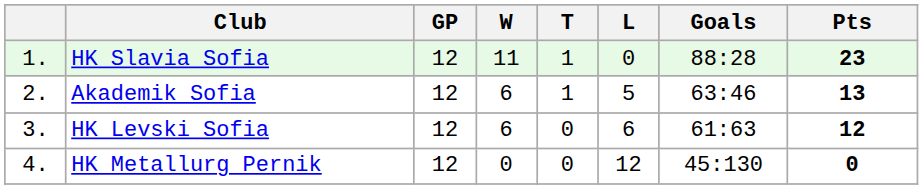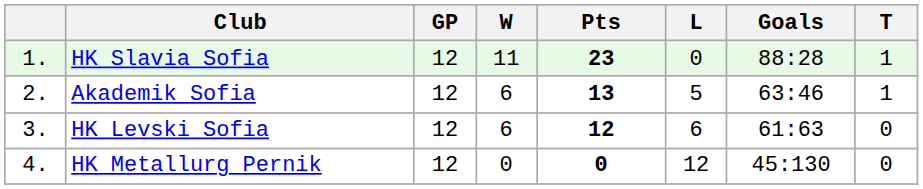columns swapped: (567, 23) <-> (852, 23)
